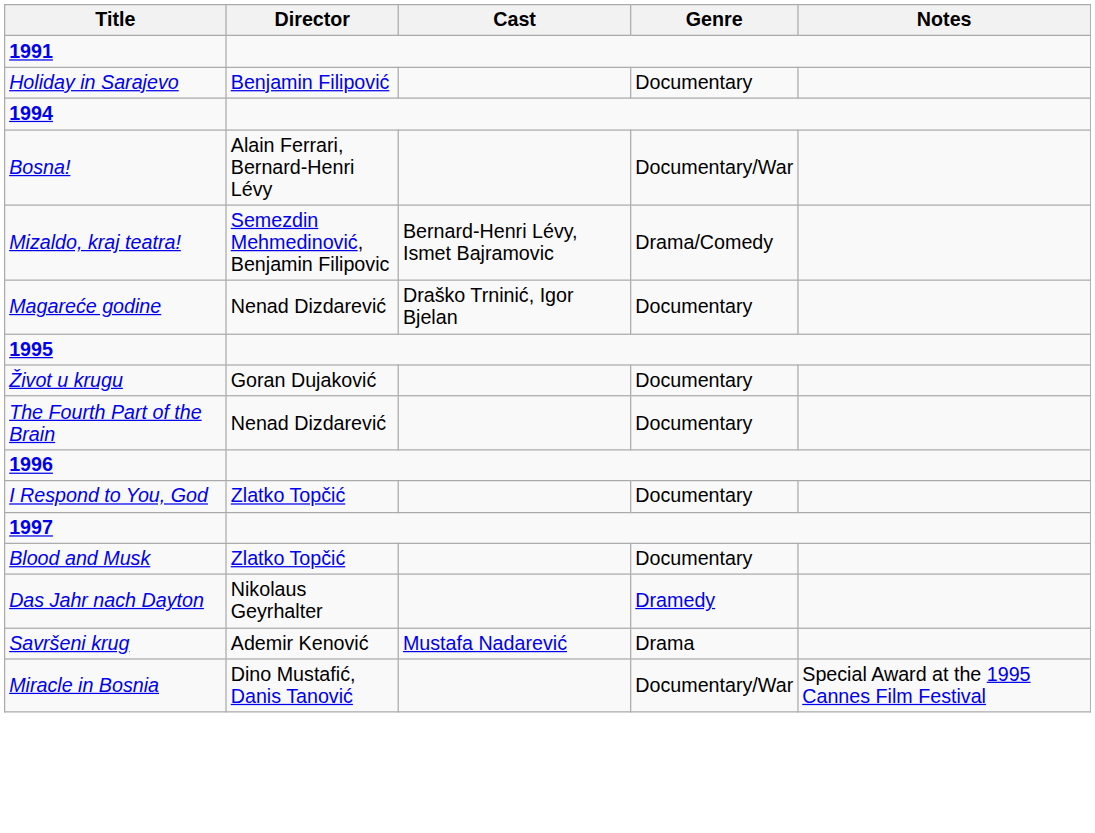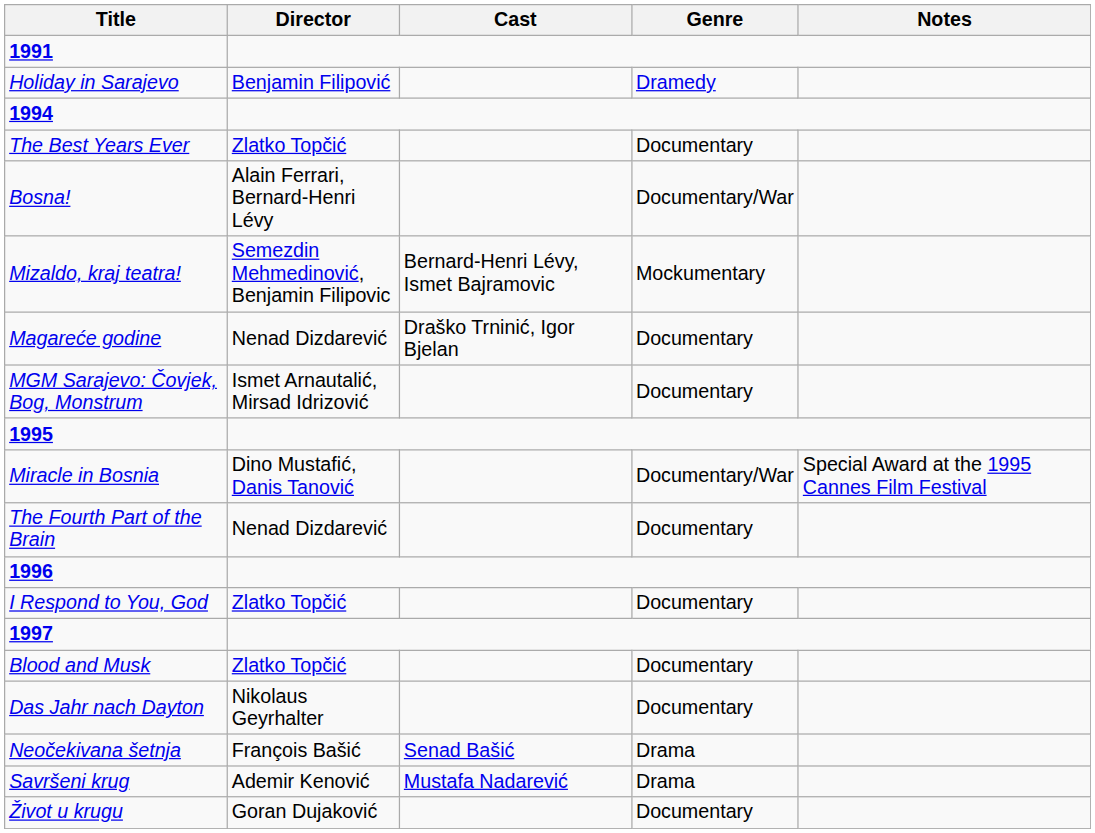(694, 82) Documentary -> (676, 82) Dramedy
+ row: (99, 144)
(704, 242) Drama/Comedy -> (700, 273) Mockumentary
+ row: (113, 391)
rows swapped: (84, 685) <-> (66, 380)
(675, 600) Dramedy -> (694, 707) Documentary
+ row: (95, 749)
